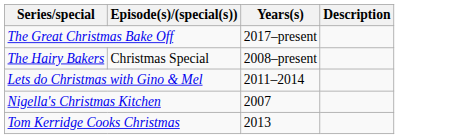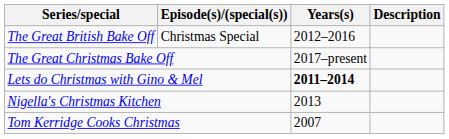+ row: (81, 36)
- row: (56, 58)
(274, 79) normal -> (324, 79) bold
(257, 101) 2007 -> (307, 101) 2013
(257, 123) 2013 -> (307, 123) 2007
